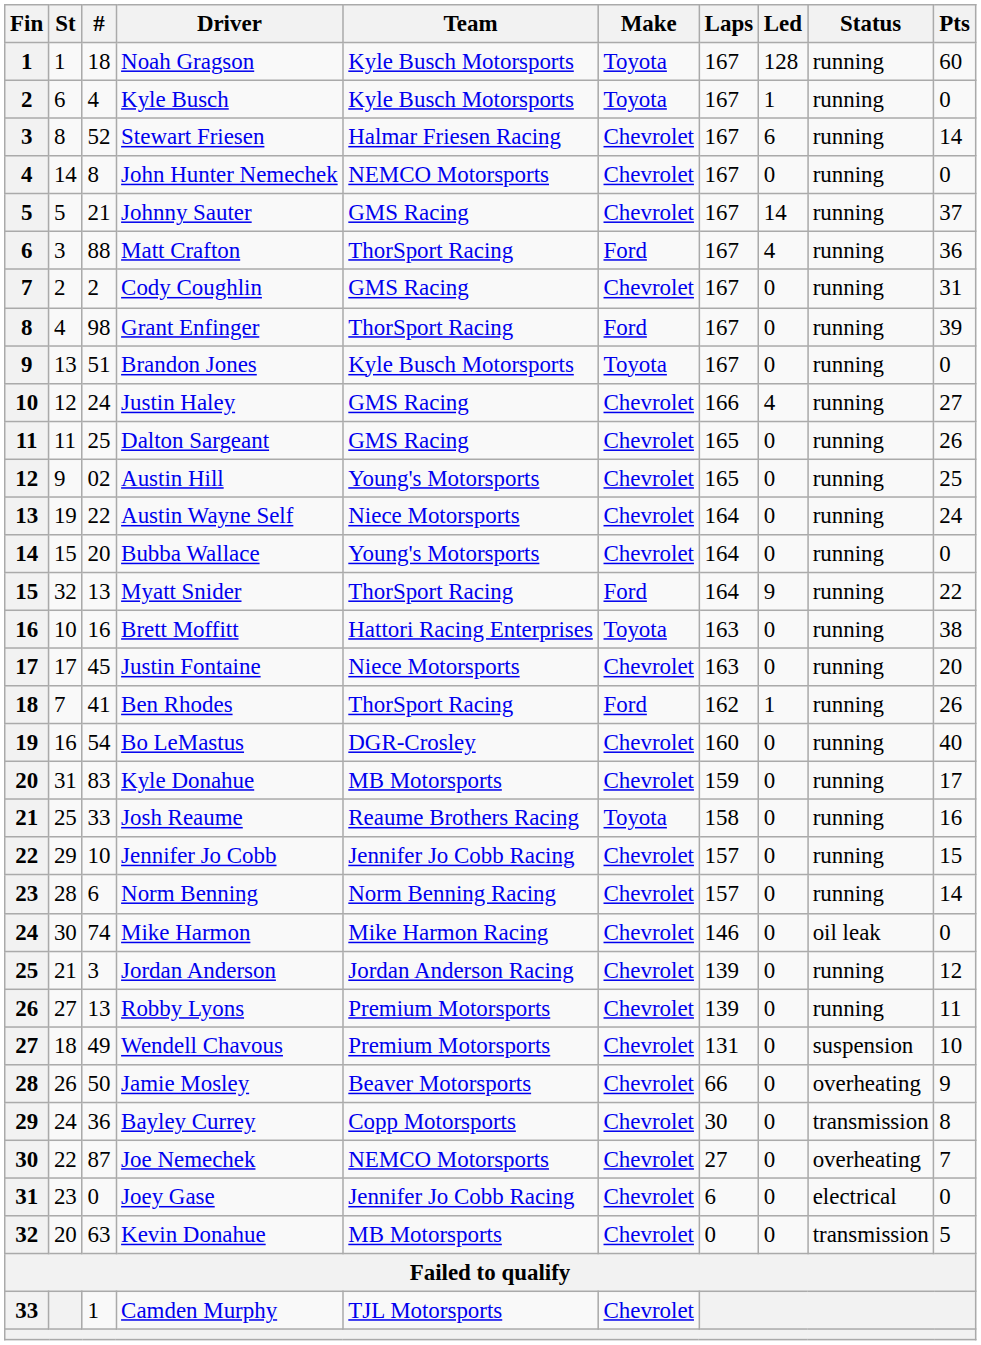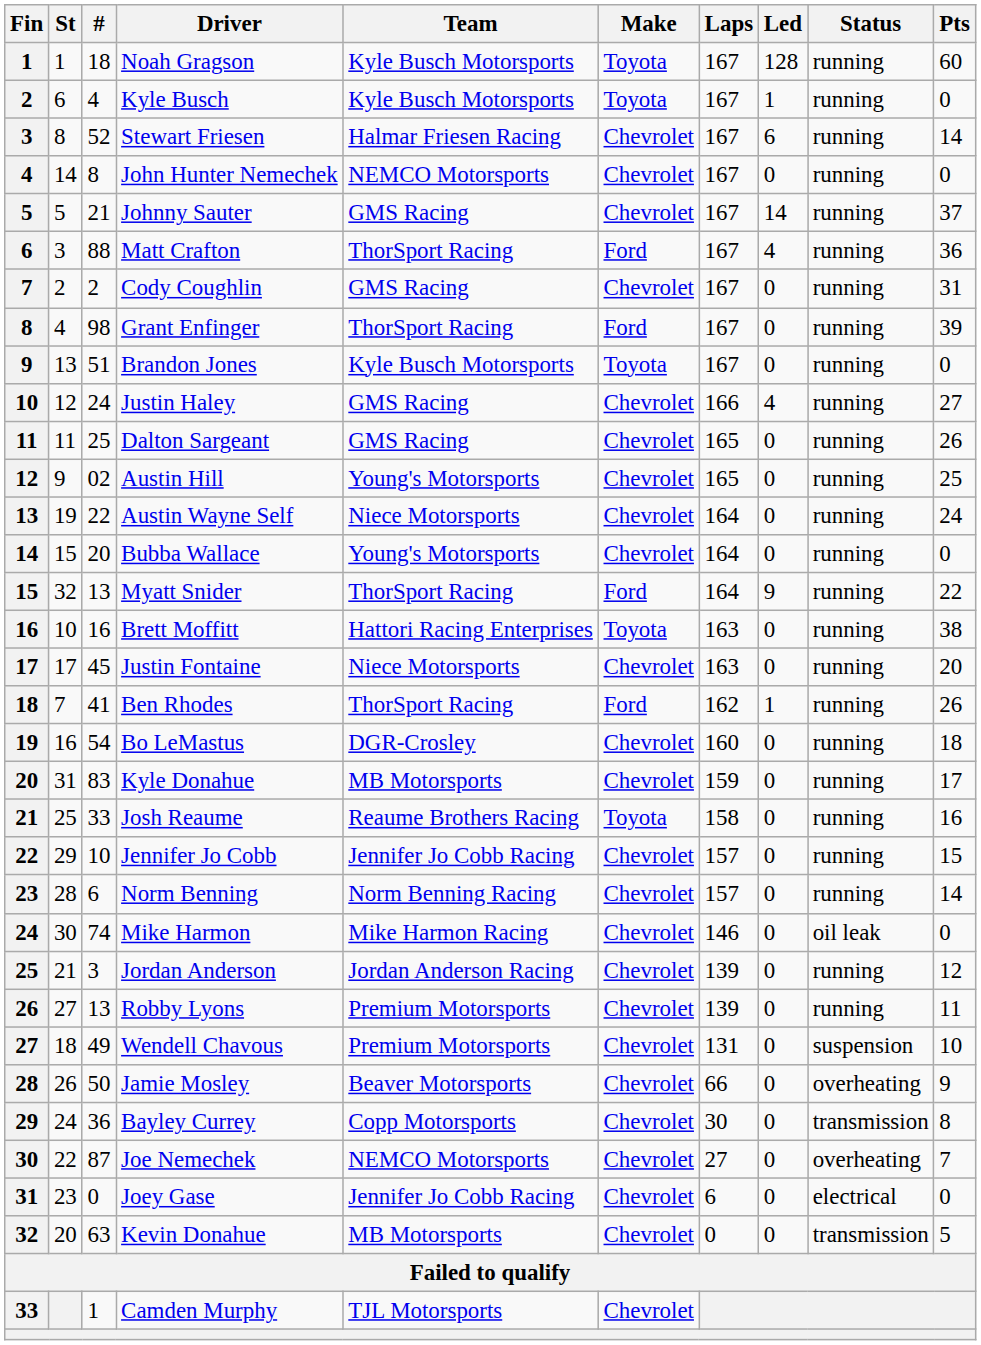(951, 742) 40 -> (951, 742) 18
